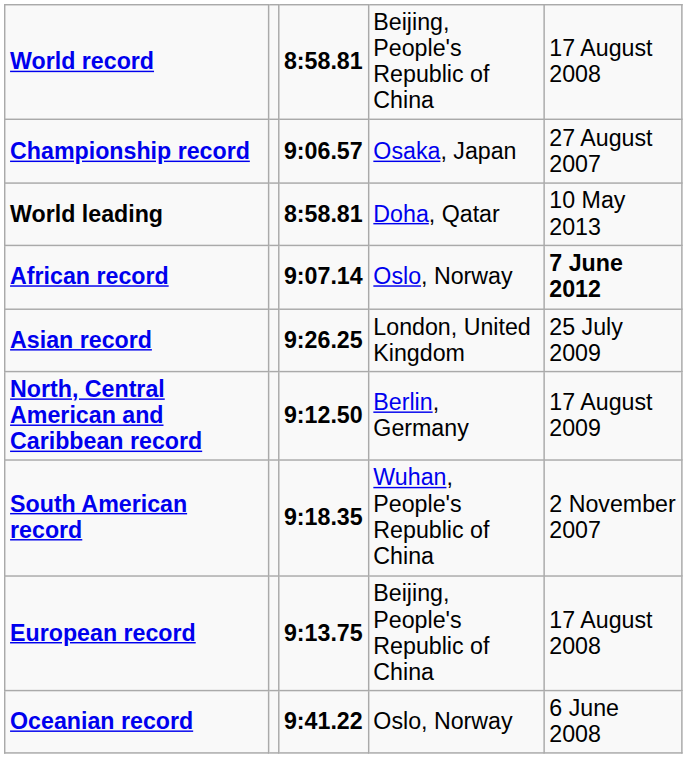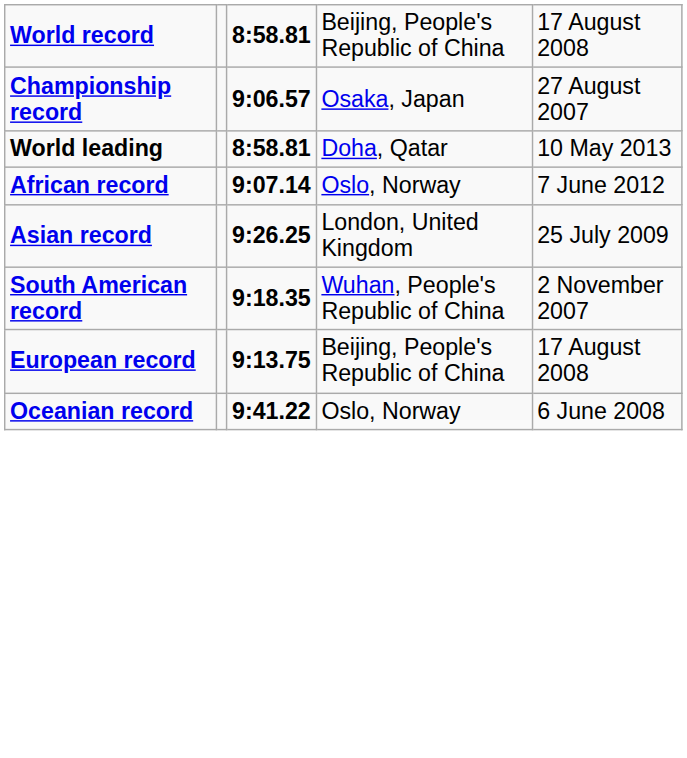(586, 276) bold -> (601, 185) normal
- row: (106, 415)
